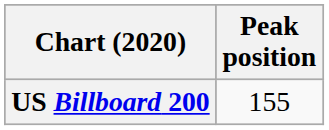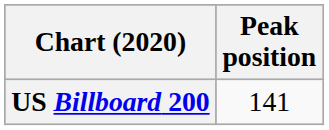(269, 101) 155 -> (269, 101) 141
